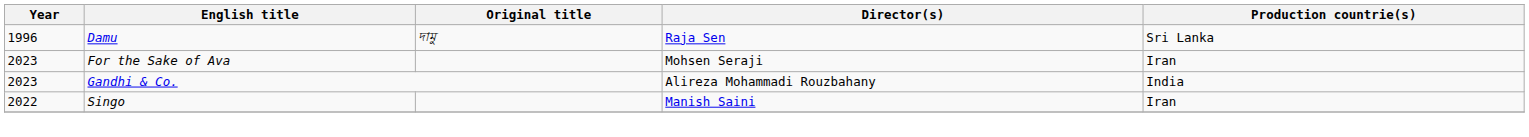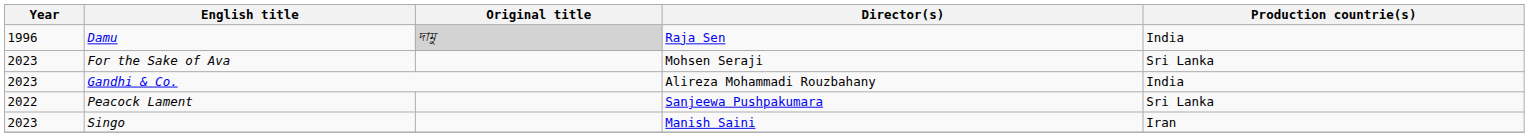(427, 37) no background -> (427, 37) lightgrey background
(1180, 38) Sri Lanka -> (1165, 38) India
(1161, 61) Iran -> (1180, 61) Sri Lanka
+ row: (140, 102)
(22, 102) 2022 -> (22, 122) 2023
